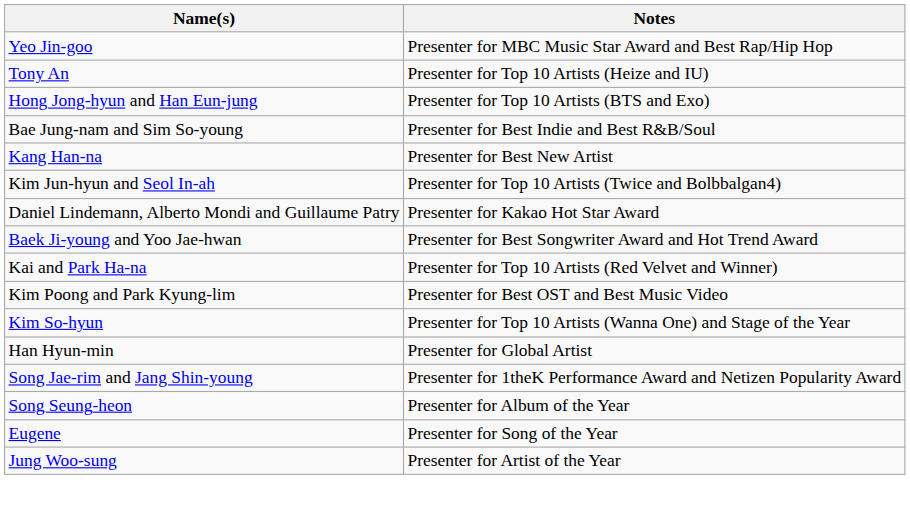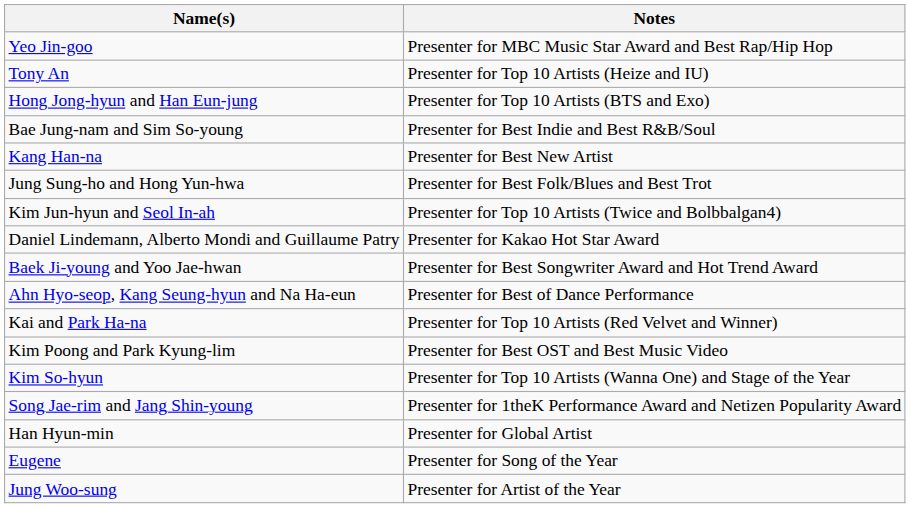+ row: (126, 184)
+ row: (182, 294)
rows swapped: (131, 377) <-> (61, 350)
- row: (70, 405)
